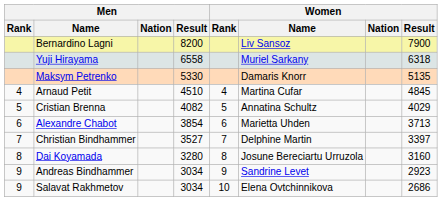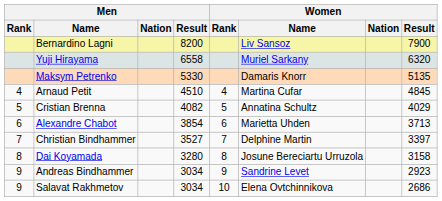(419, 60) 6318 -> (419, 60) 6320
(419, 156) 3160 -> (419, 156) 3158
